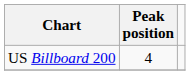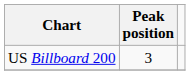(148, 57) 4 -> (148, 57) 3
